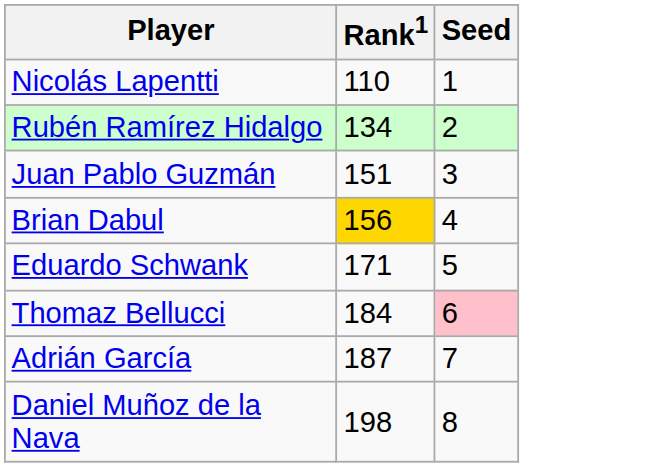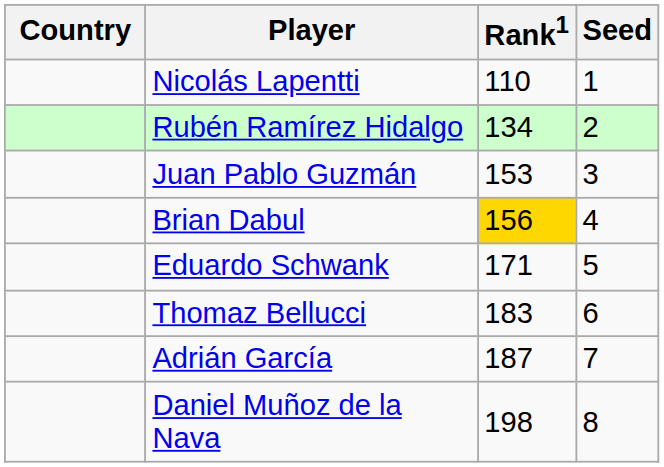+ column: (75, 31)
(368, 174) 151 -> (509, 174) 153
(368, 312) 184 -> (509, 312) 183
(450, 312) pink background -> (591, 312) no background
